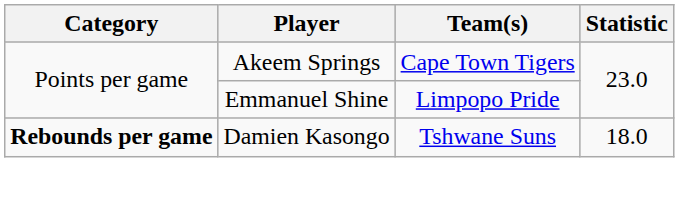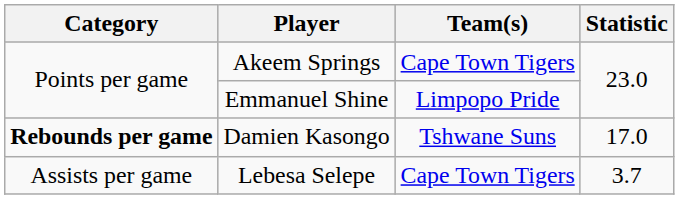(627, 136) 18.0 -> (627, 136) 17.0
+ row: (307, 174)
